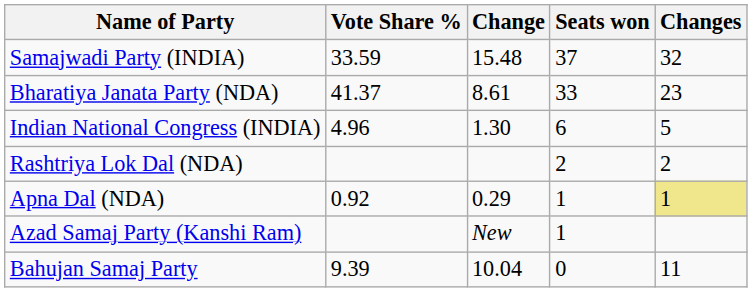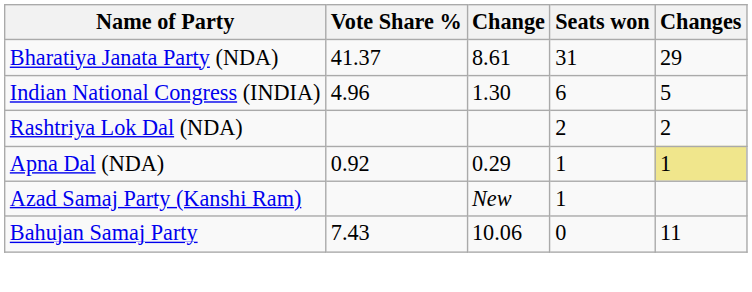- row: (127, 57)
(566, 92) 33 -> (566, 57) 31
(671, 92) 23 -> (671, 57) 29
(350, 269) 9.39 -> (350, 233) 7.43
(497, 269) 10.04 -> (497, 233) 10.06
